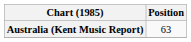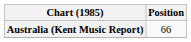(166, 29) 63 -> (166, 29) 66
